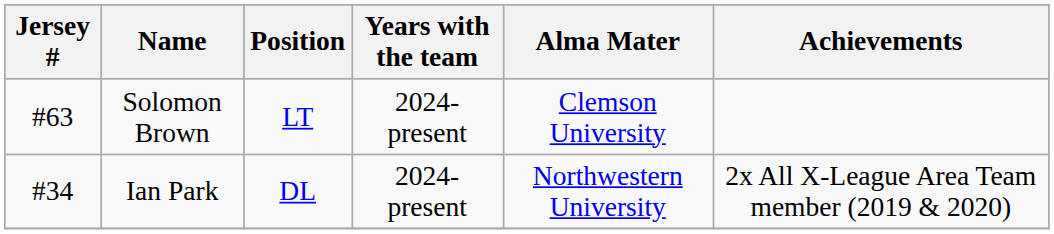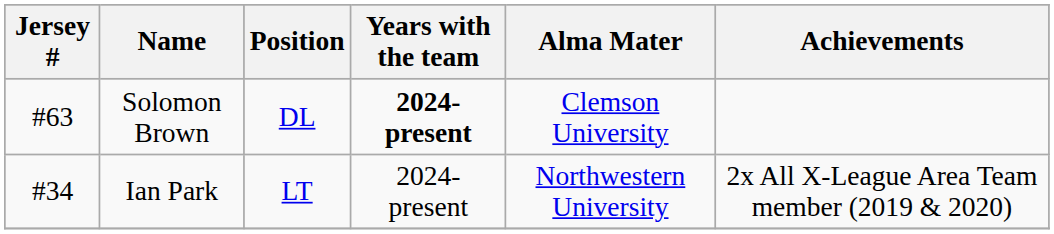(298, 116) LT -> (297, 116) DL
(427, 116) normal -> (428, 116) bold
(298, 191) DL -> (297, 191) LT
